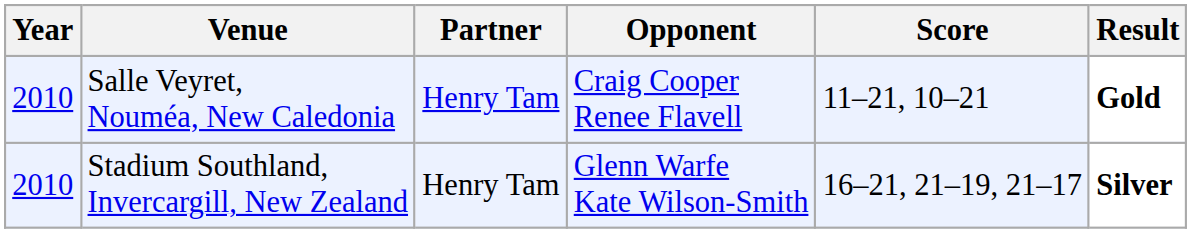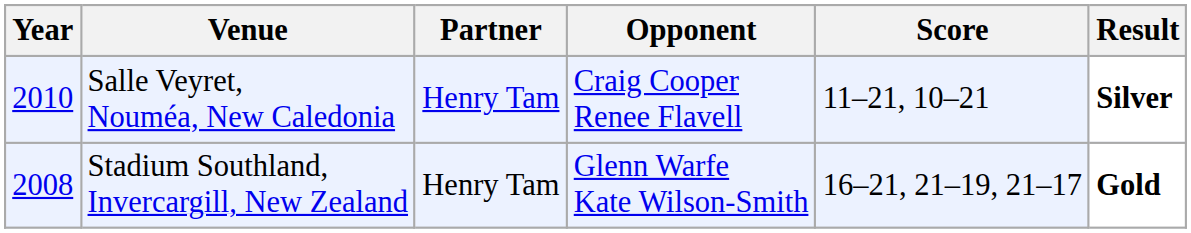(1129, 98) Gold -> (1135, 98) Silver
(43, 184) 2010 -> (43, 184) 2008
(1135, 184) Silver -> (1129, 184) Gold
